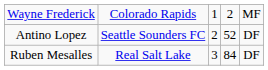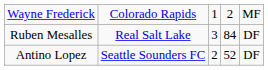rows swapped: (51, 34) <-> (51, 55)
